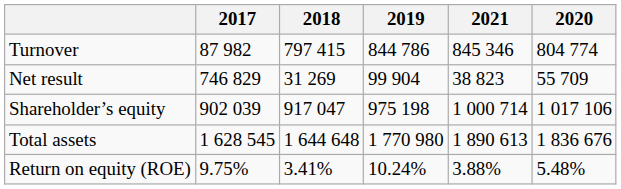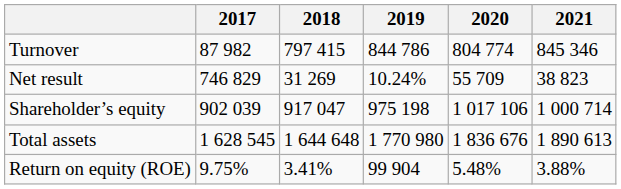columns swapped: (574, 19) <-> (490, 19)
(394, 79) 99 904 -> (397, 79) 10.24%
(397, 169) 10.24% -> (394, 169) 99 904
